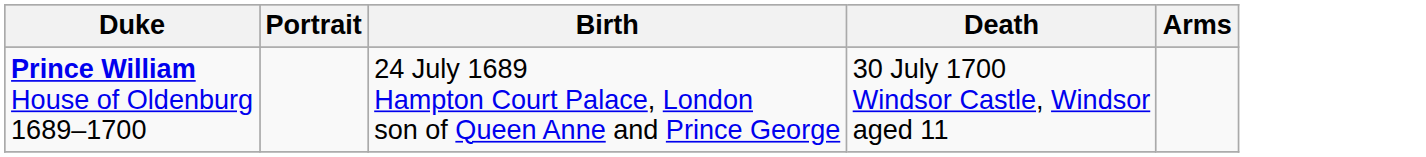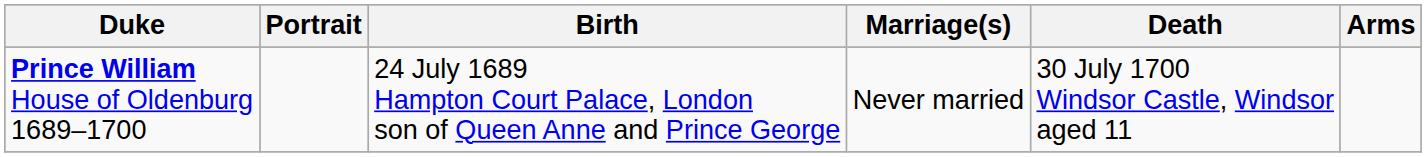+ column: (938, 25)
